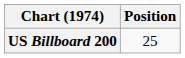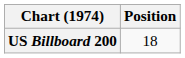(150, 40) 25 -> (150, 40) 18
